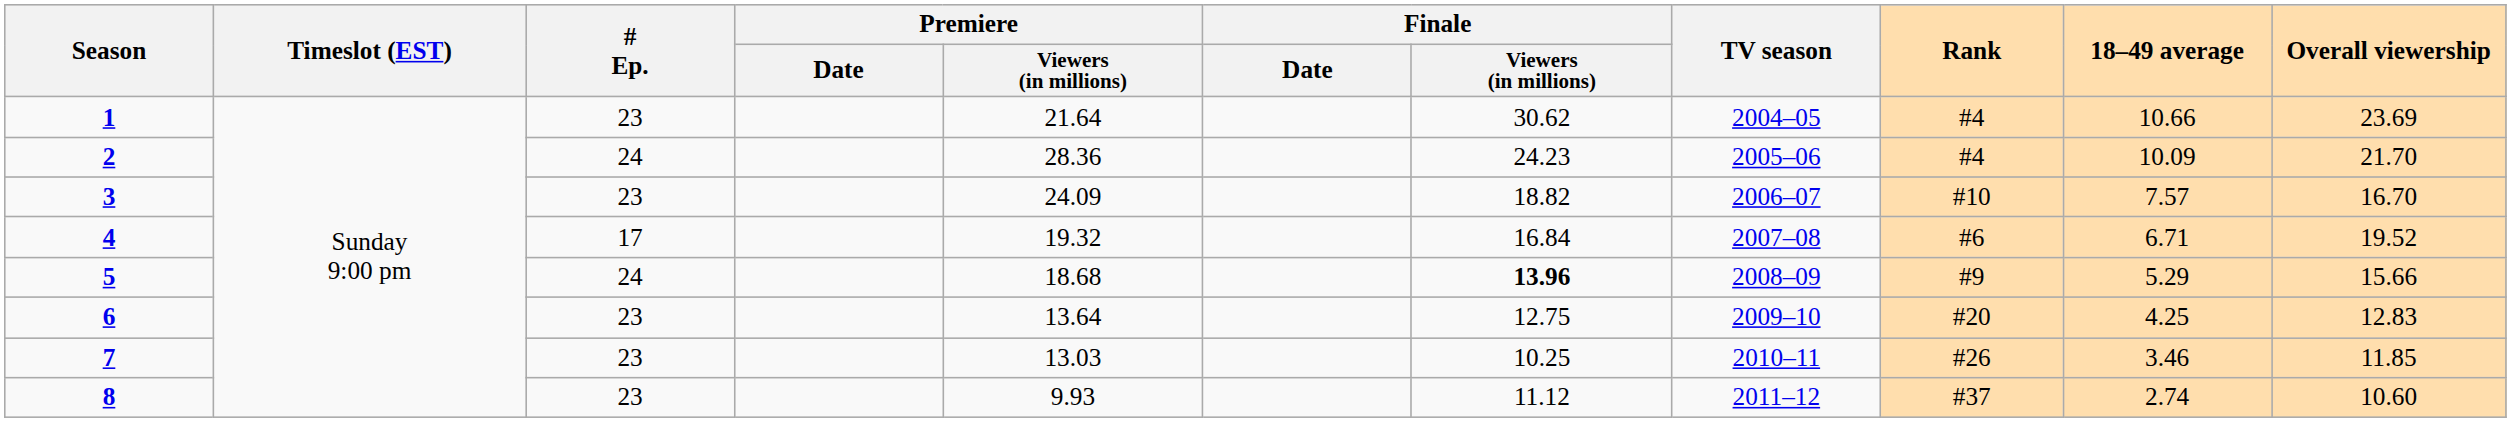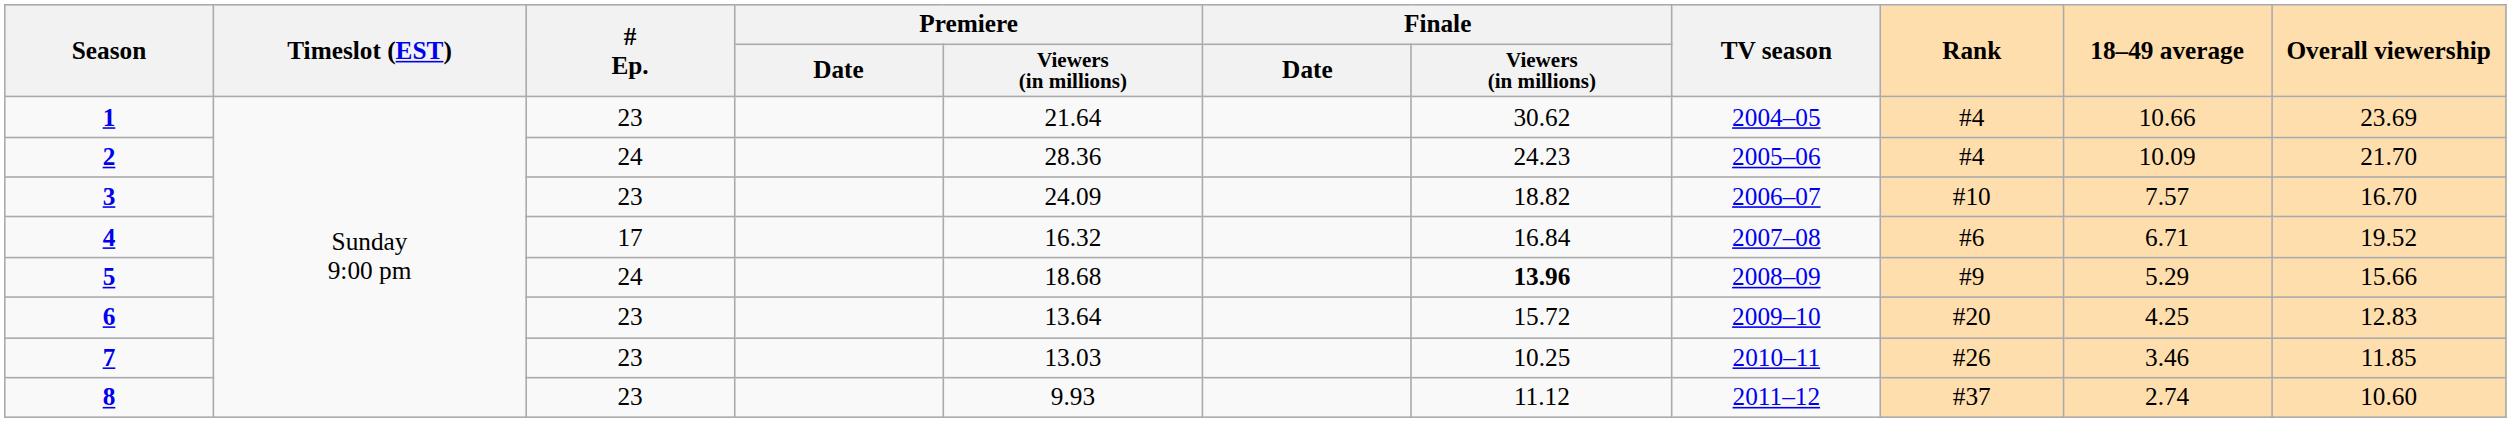(1073, 237) 19.32 -> (1073, 237) 16.32
(1542, 317) 12.75 -> (1542, 317) 15.72
